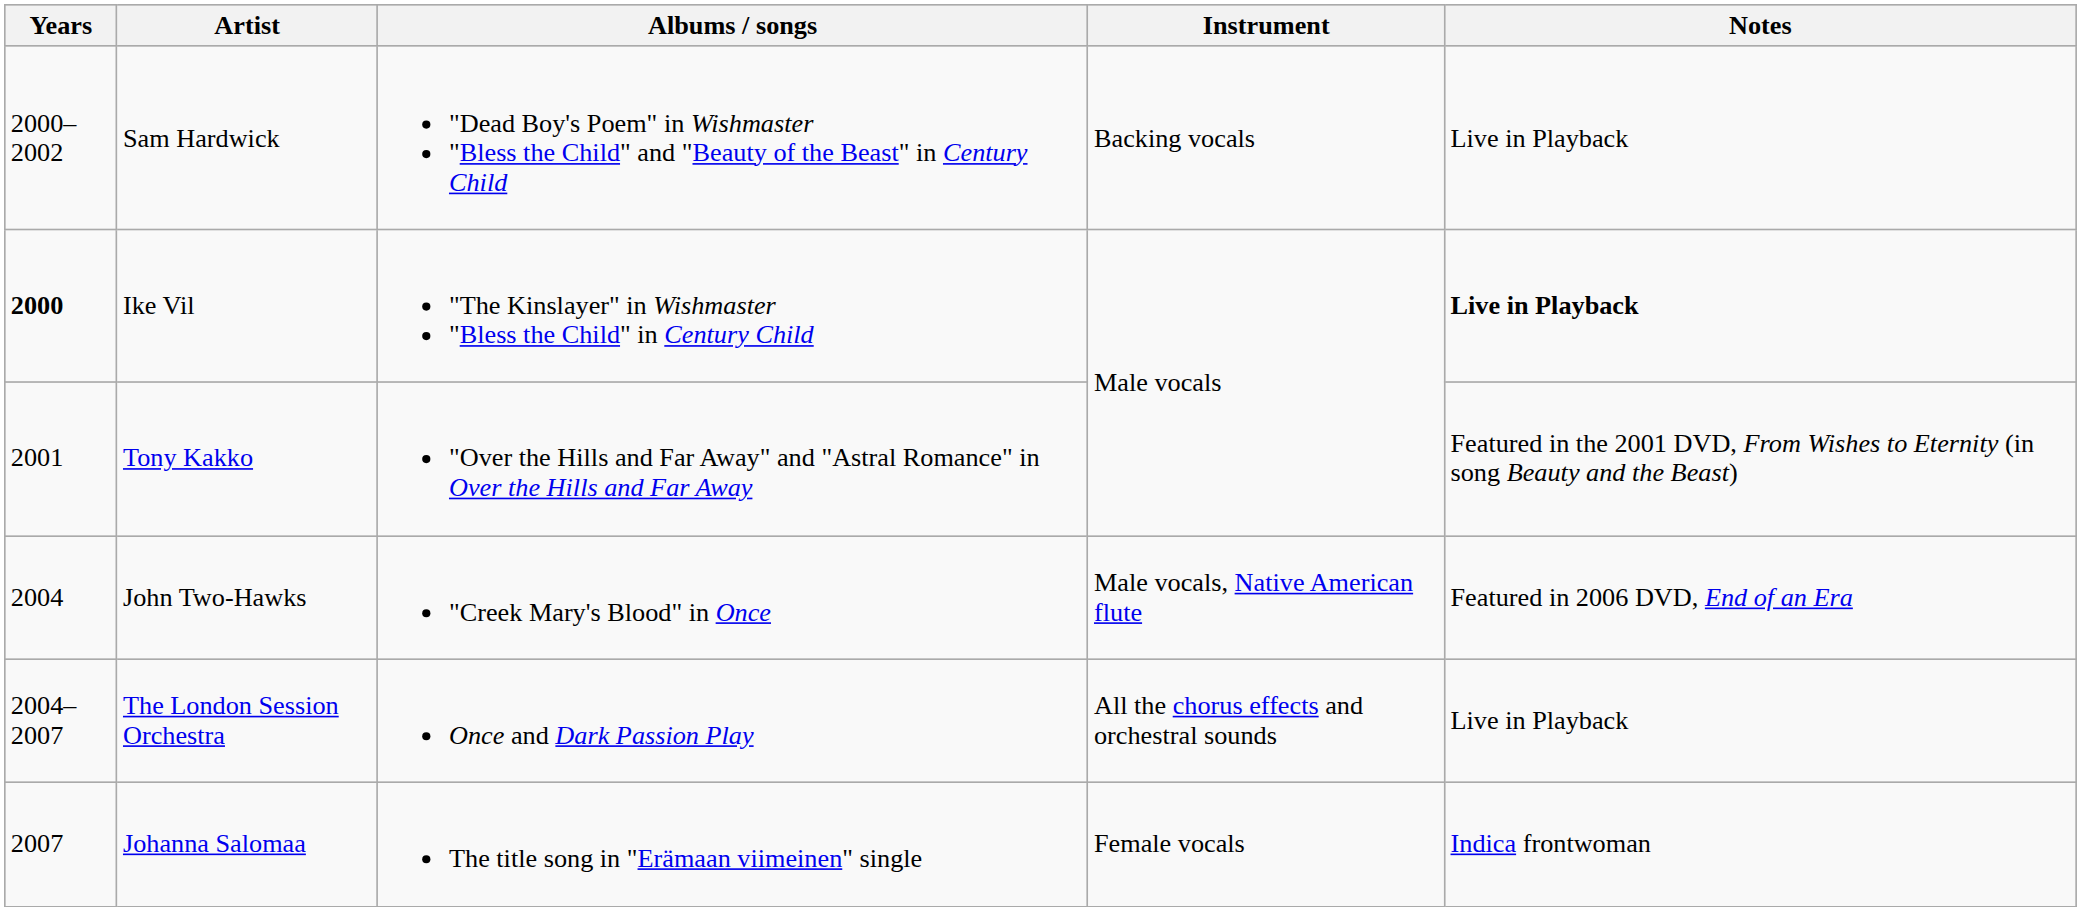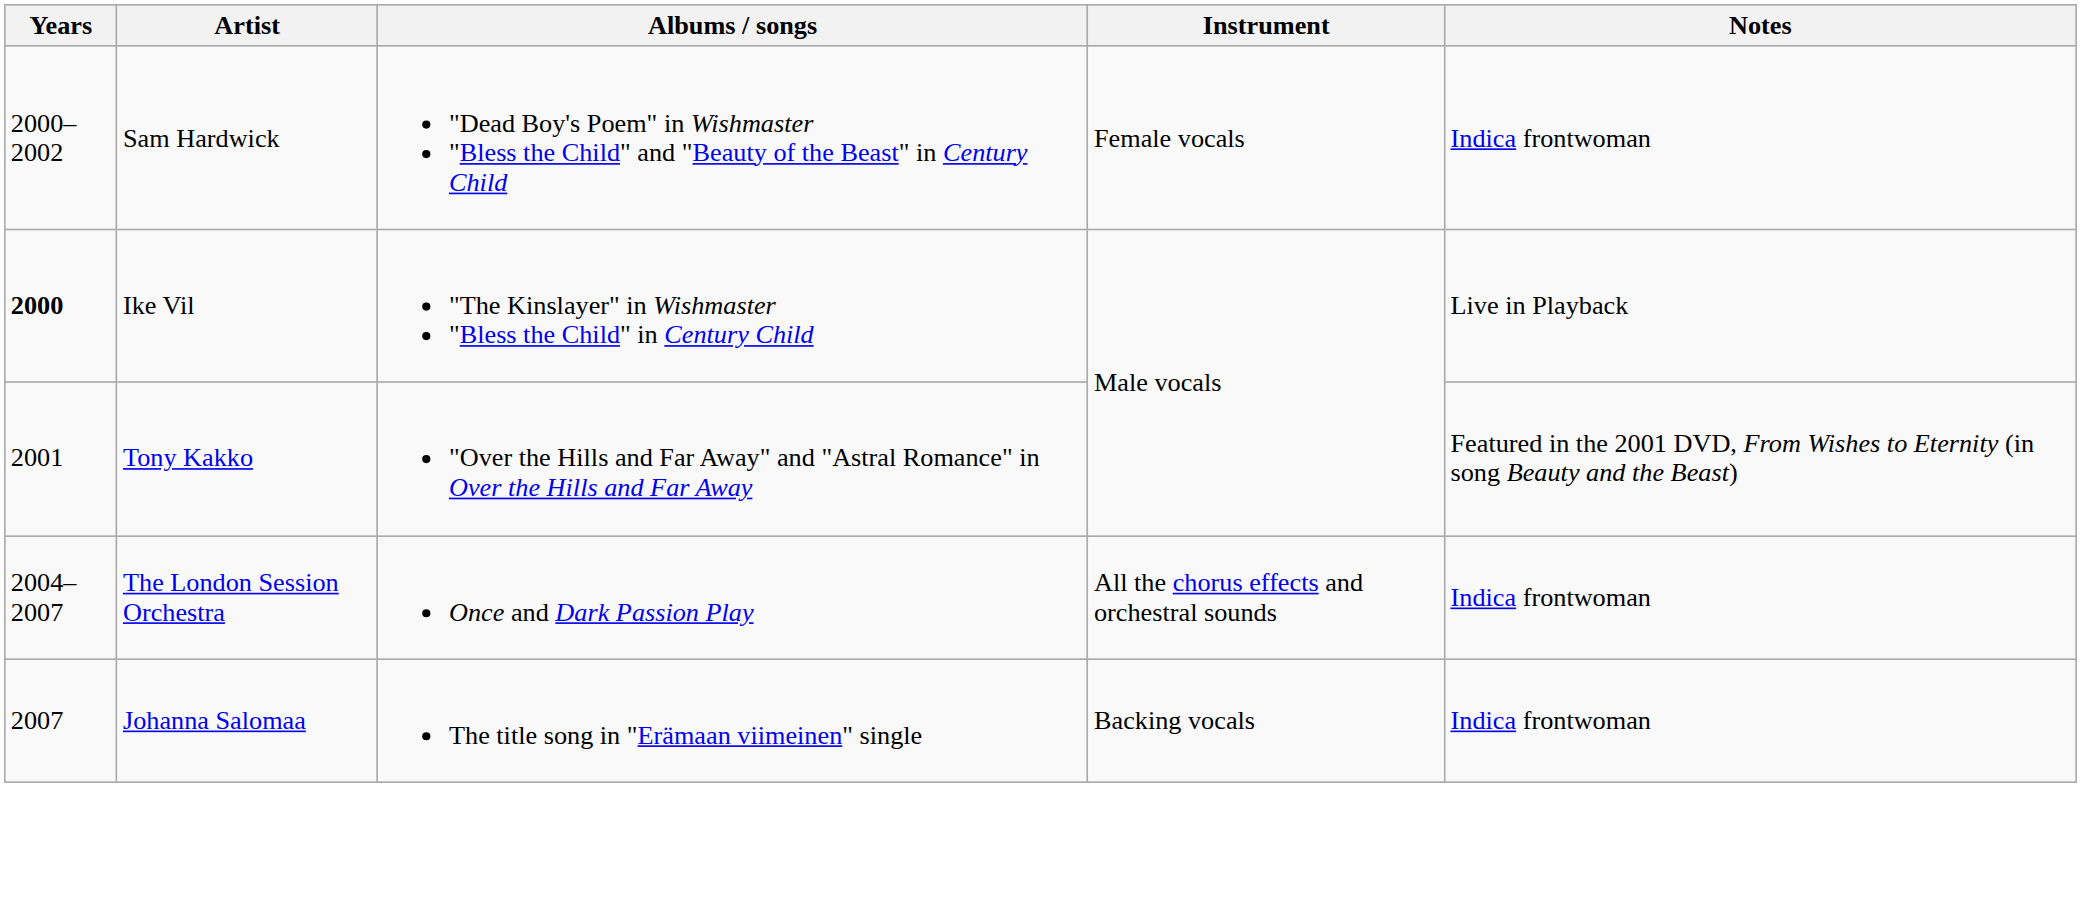(1175, 137) Backing vocals -> (1169, 137) Female vocals
(1539, 137) Live in Playback -> (1551, 137) Indica frontwoman
(1545, 305) bold -> (1539, 305) normal
- row: (215, 596)
(1539, 720) Live in Playback -> (1551, 596) Indica frontwoman
(1169, 844) Female vocals -> (1175, 720) Backing vocals
